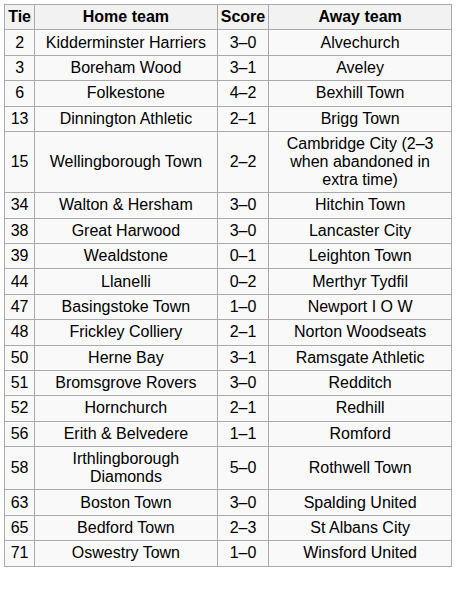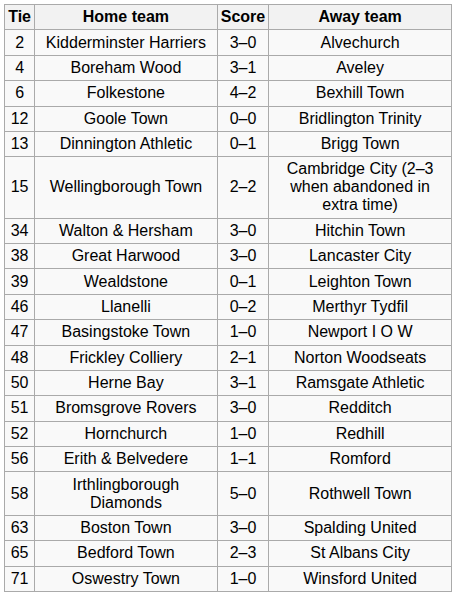(20, 67) 3 -> (20, 67) 4
+ row: (126, 118)
(243, 118) 2–1 -> (243, 144) 0–1
(20, 281) 44 -> (20, 306) 46
(243, 408) 2–1 -> (243, 433) 1–0
